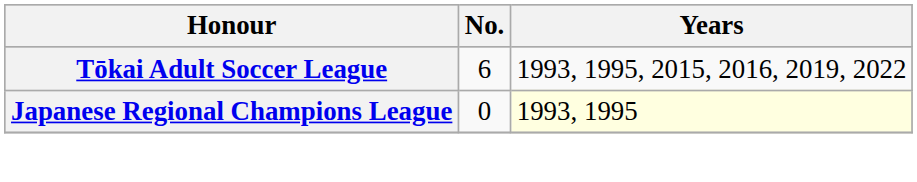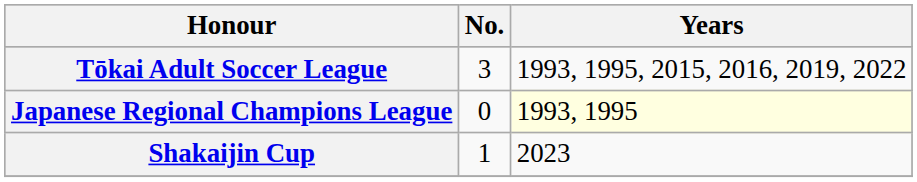(485, 68) 6 -> (485, 68) 3
+ row: (232, 153)
